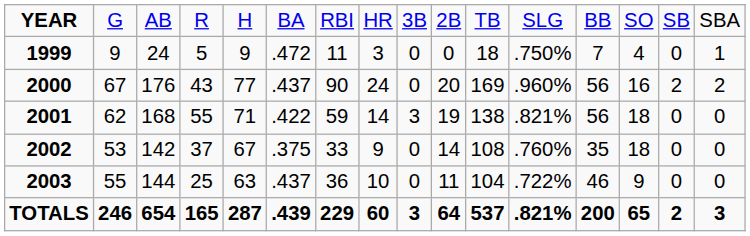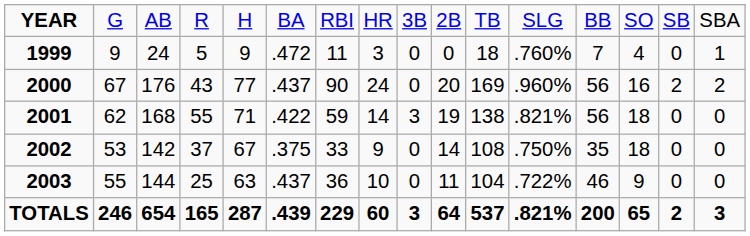(543, 52) .750% -> (543, 52) .760%
(543, 149) .760% -> (543, 149) .750%
